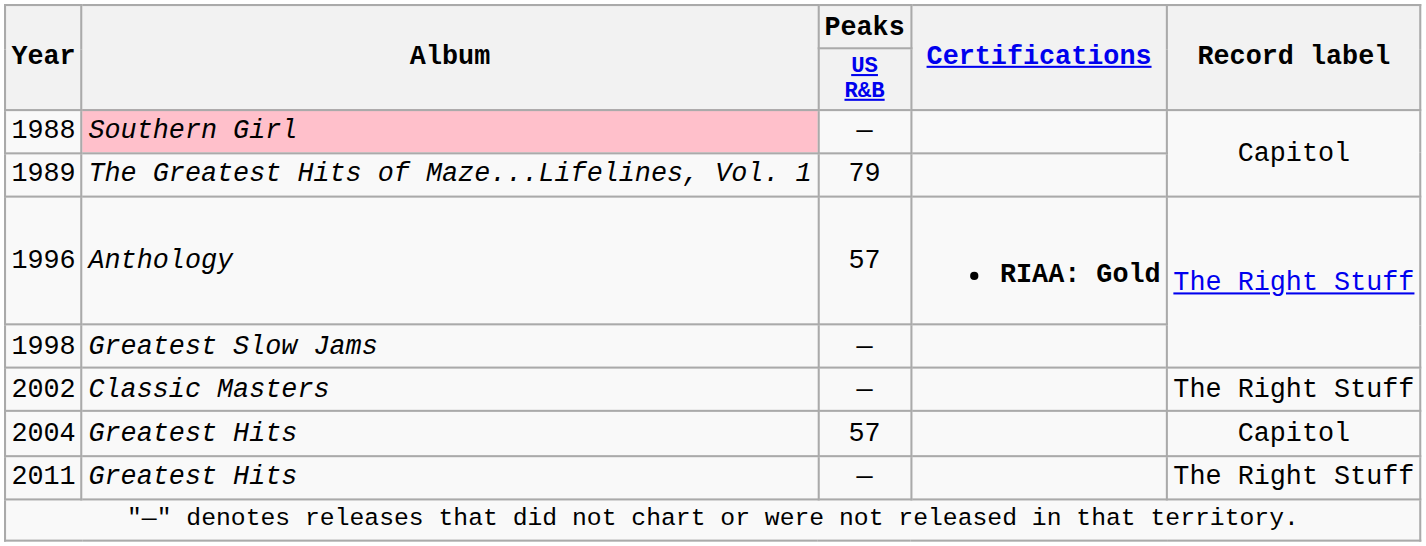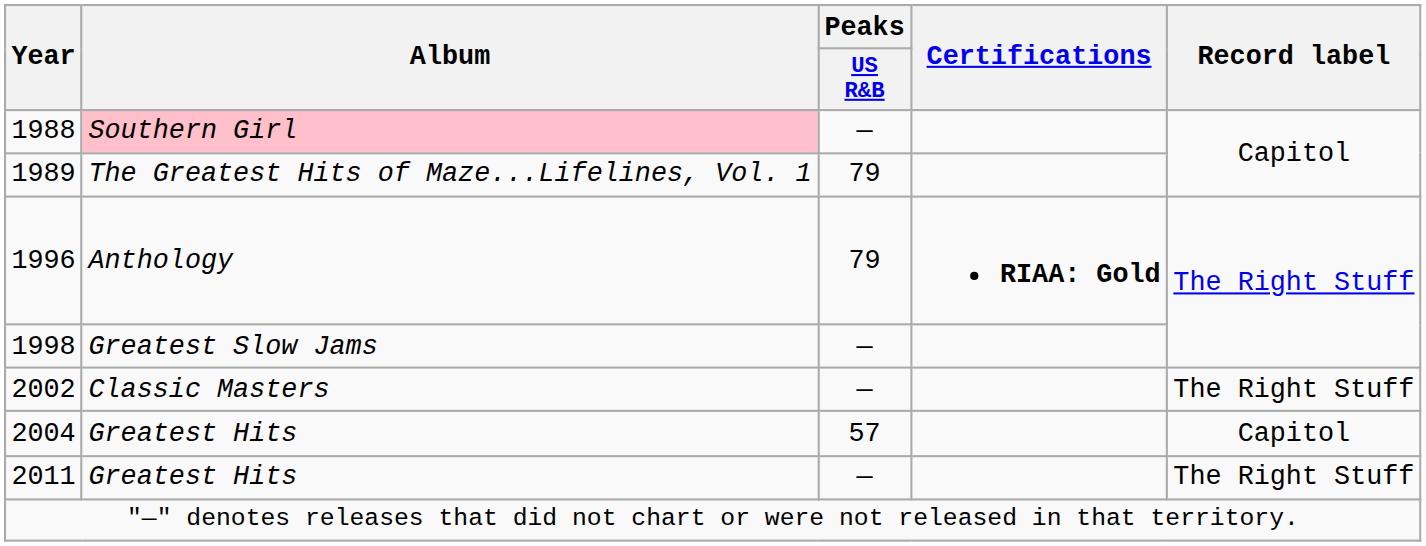(865, 260) 57 -> (865, 260) 79
